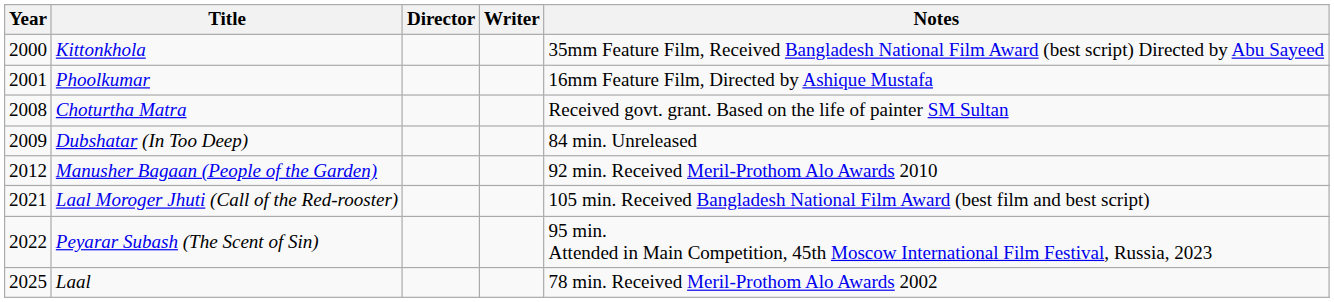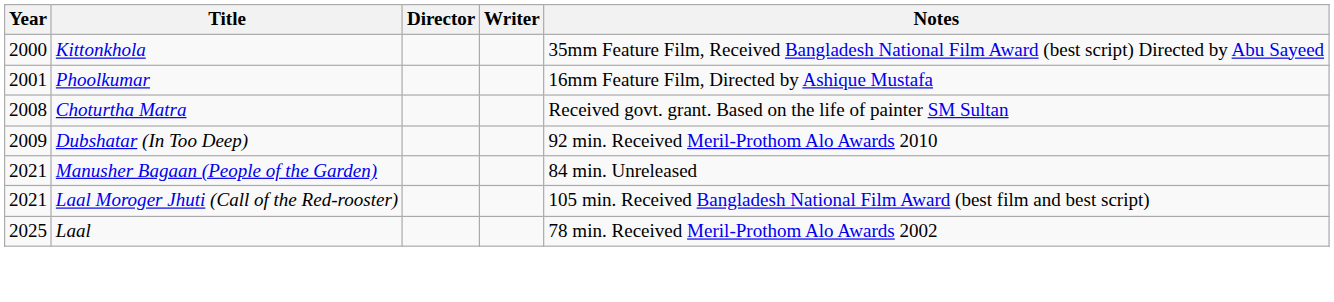(623, 140) 84 min. Unreleased -> (743, 140) 92 min. Received Meril-Prothom Alo Awards 2010
(28, 170) 2012 -> (28, 170) 2021
(743, 170) 92 min. Received Meril-Prothom Alo Awards 2010 -> (623, 170) 84 min. Unreleased
- row: (187, 241)
